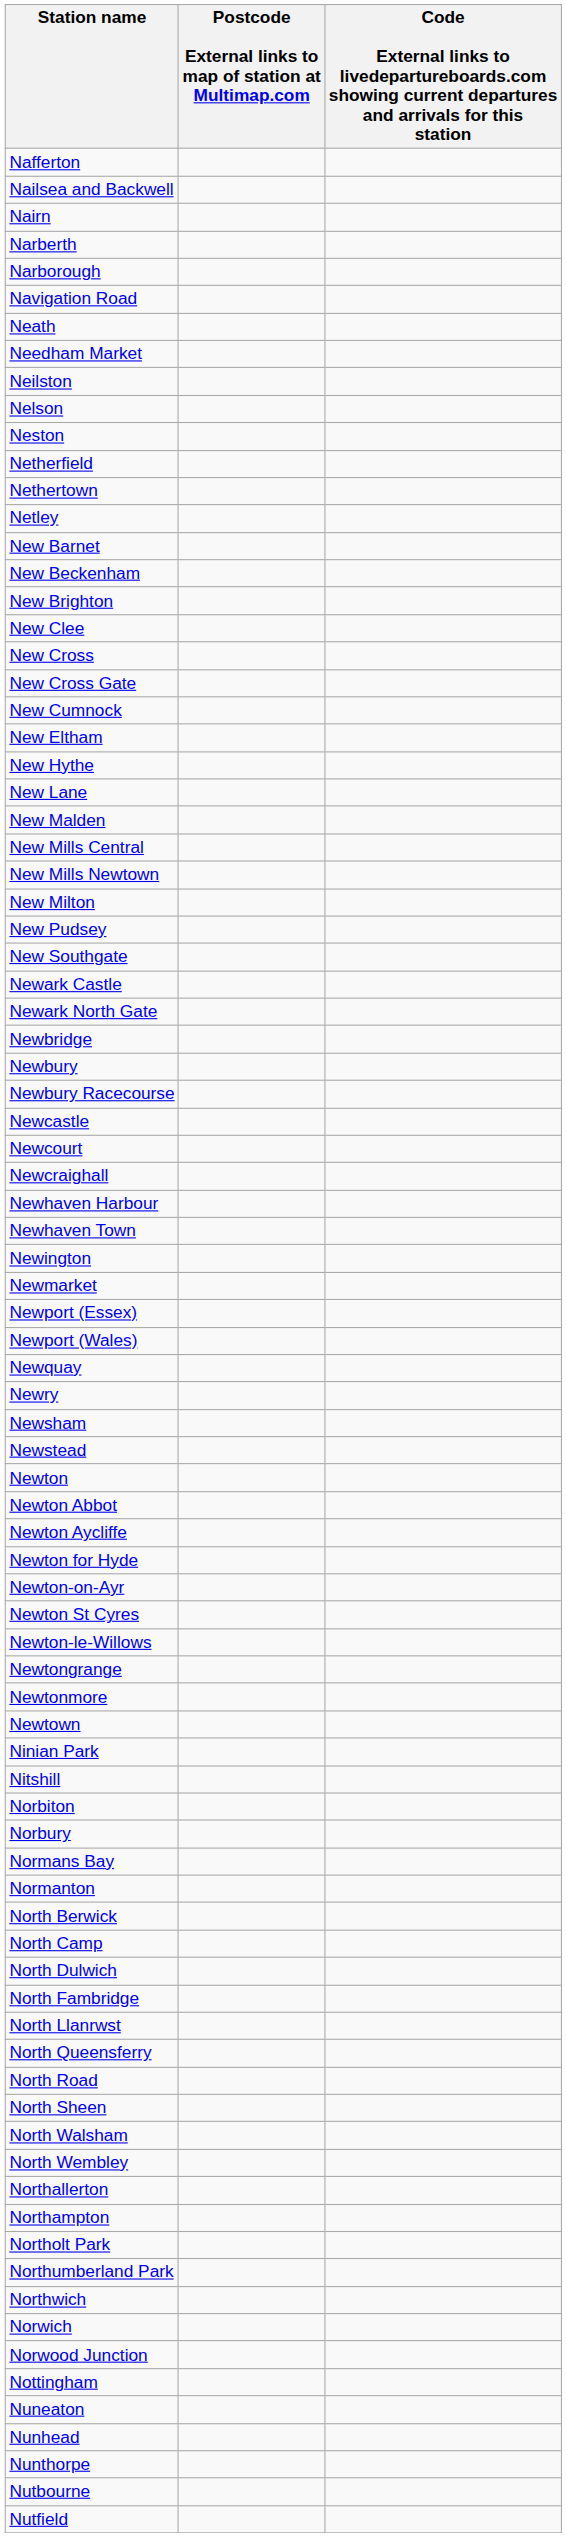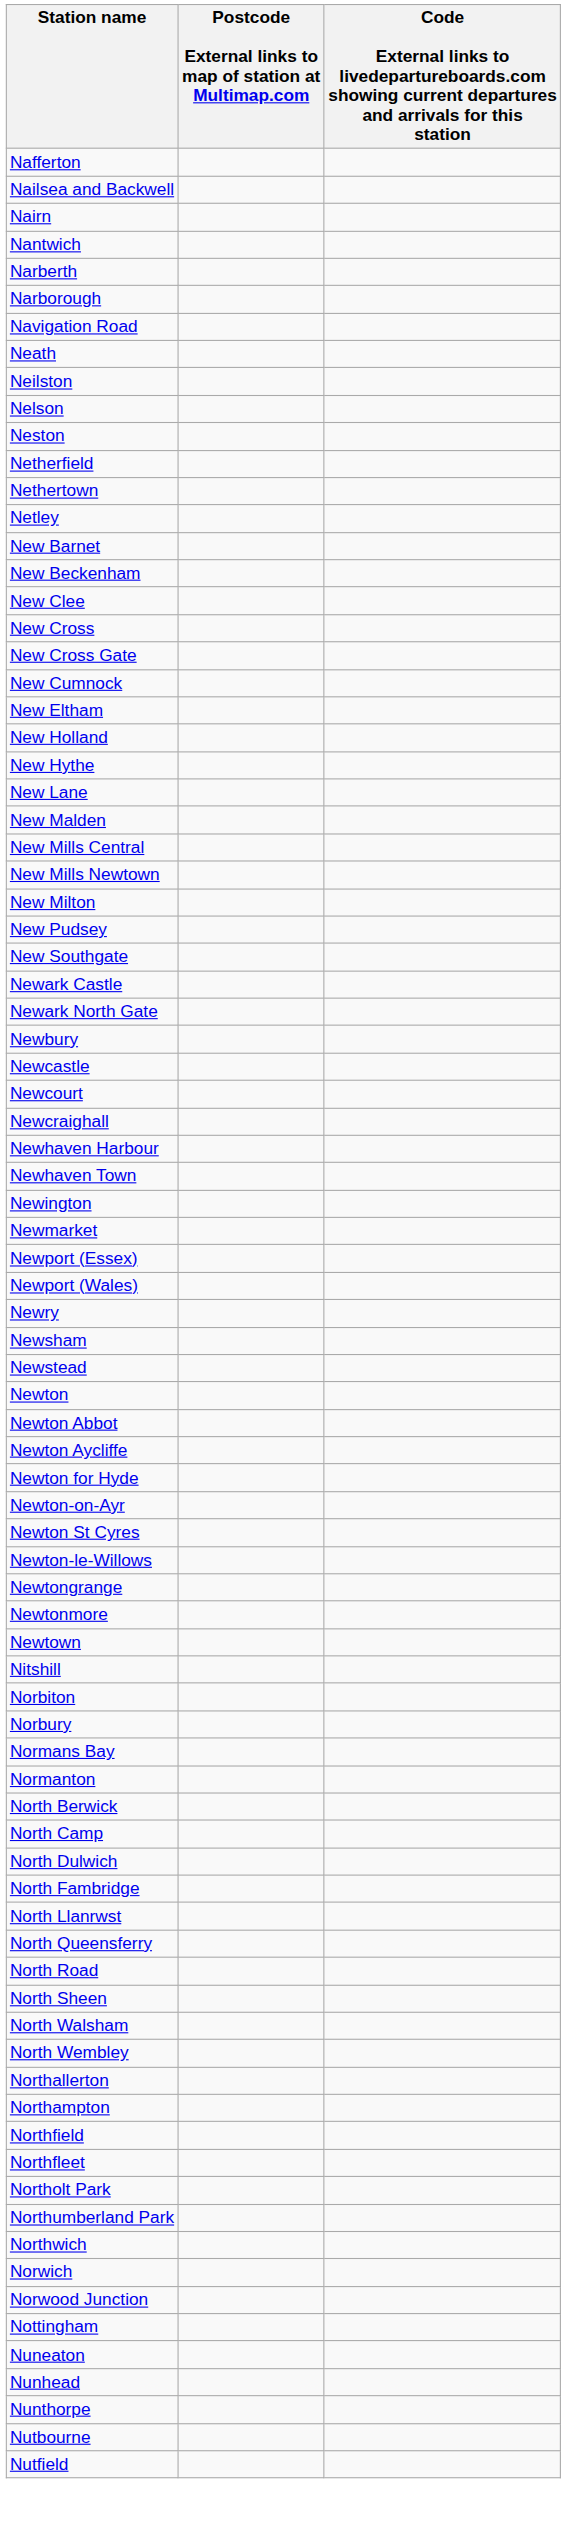+ row: (45, 244)
- row: (76, 354)
- row: (61, 600)
+ row: (59, 737)
- row: (51, 1039)
- row: (92, 1094)
- row: (45, 1368)
- row: (54, 1751)
+ row: (47, 2135)
+ row: (47, 2162)
